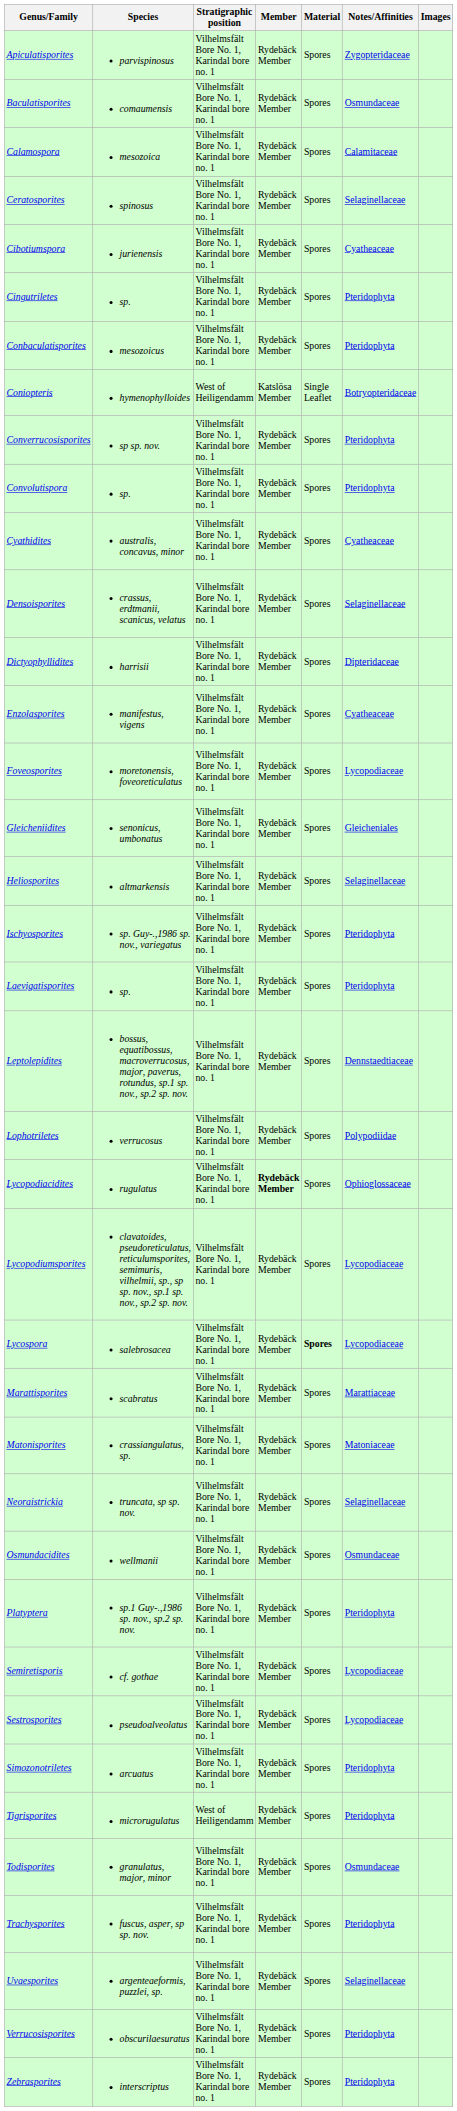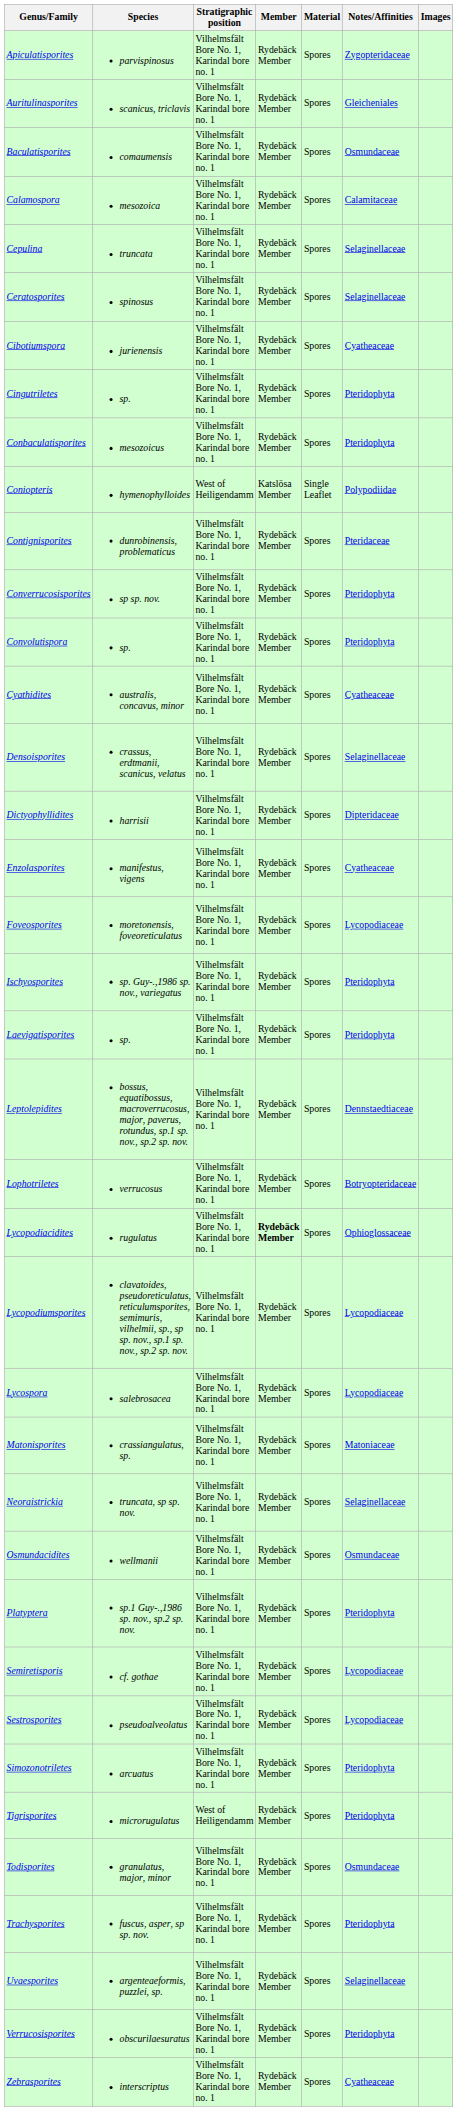+ row: (42, 103)
+ row: (24, 248)
(380, 392) Botryopteridaceae -> (370, 489) Polypodiidae
+ row: (39, 541)
- row: (36, 828)
- row: (33, 881)
(370, 1135) Polypodiidae -> (380, 1184) Botryopteridaceae
(318, 1344) bold -> (317, 1392) normal
- row: (37, 1392)
(370, 2082) Pteridophyta -> (369, 2082) Cyatheaceae
